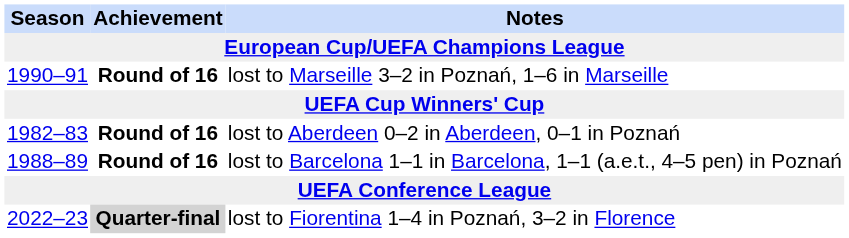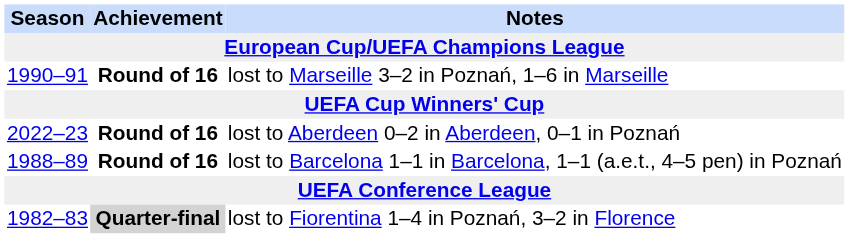(47, 132) 1982–83 -> (47, 132) 2022–23
(47, 218) 2022–23 -> (47, 218) 1982–83
